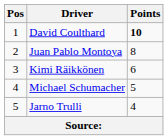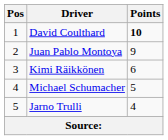(133, 50) 8 -> (133, 50) 9
